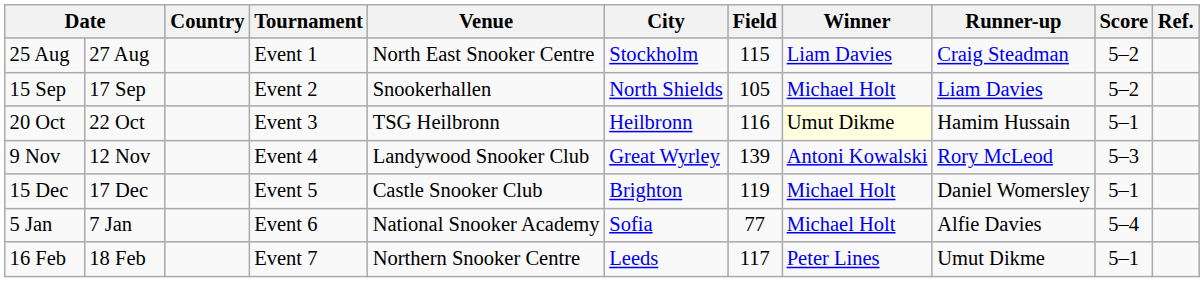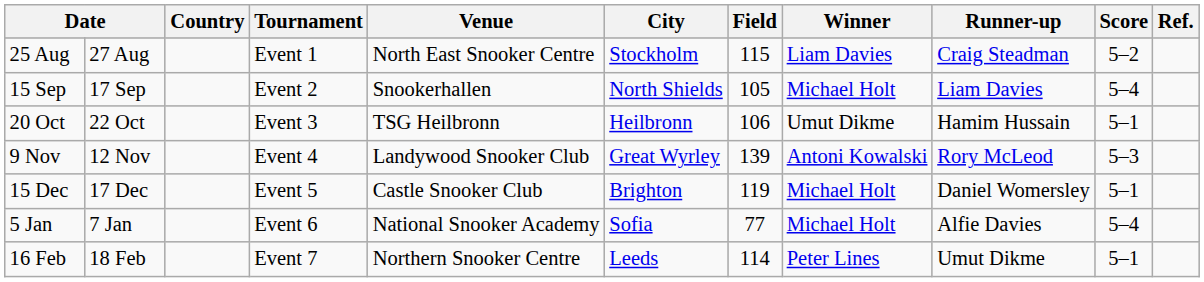(1124, 88) 5–2 -> (1124, 88) 5–4
(755, 122) 116 -> (755, 122) 106
(841, 122) lightyellow background -> (841, 122) no background
(755, 258) 117 -> (755, 258) 114
